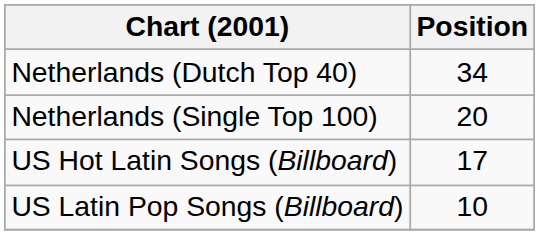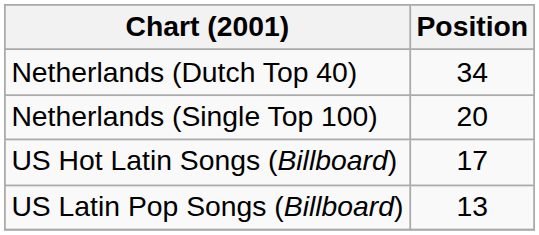(472, 206) 10 -> (472, 206) 13
